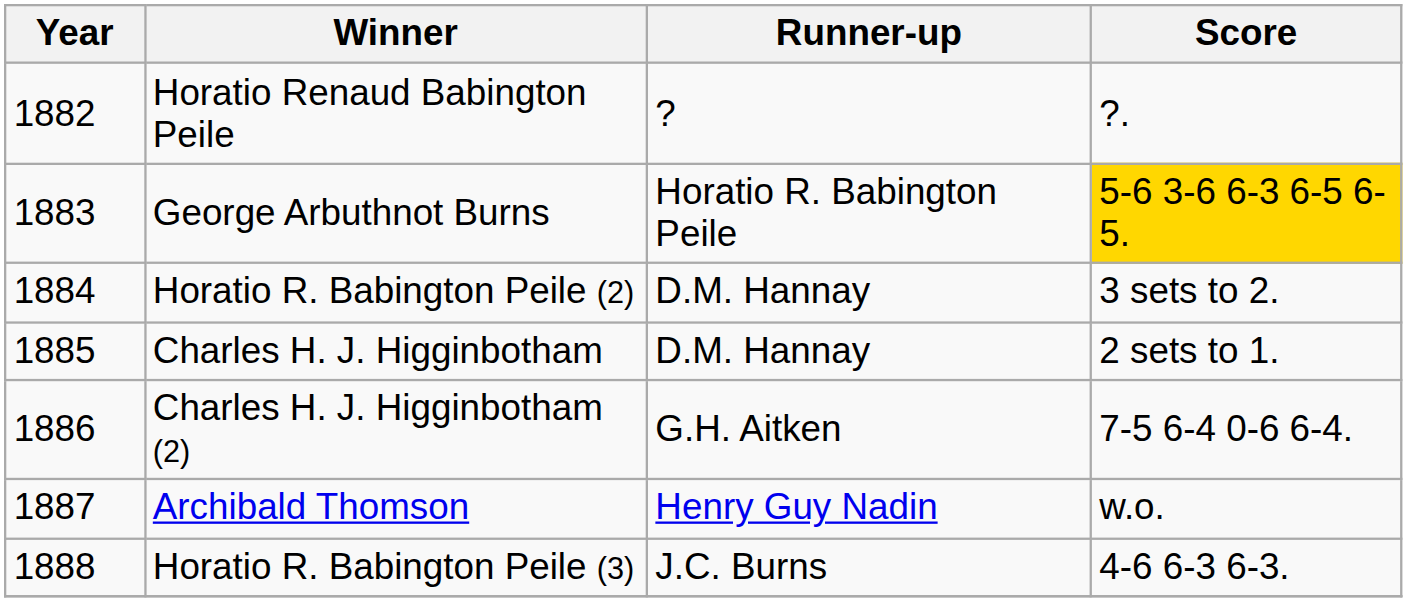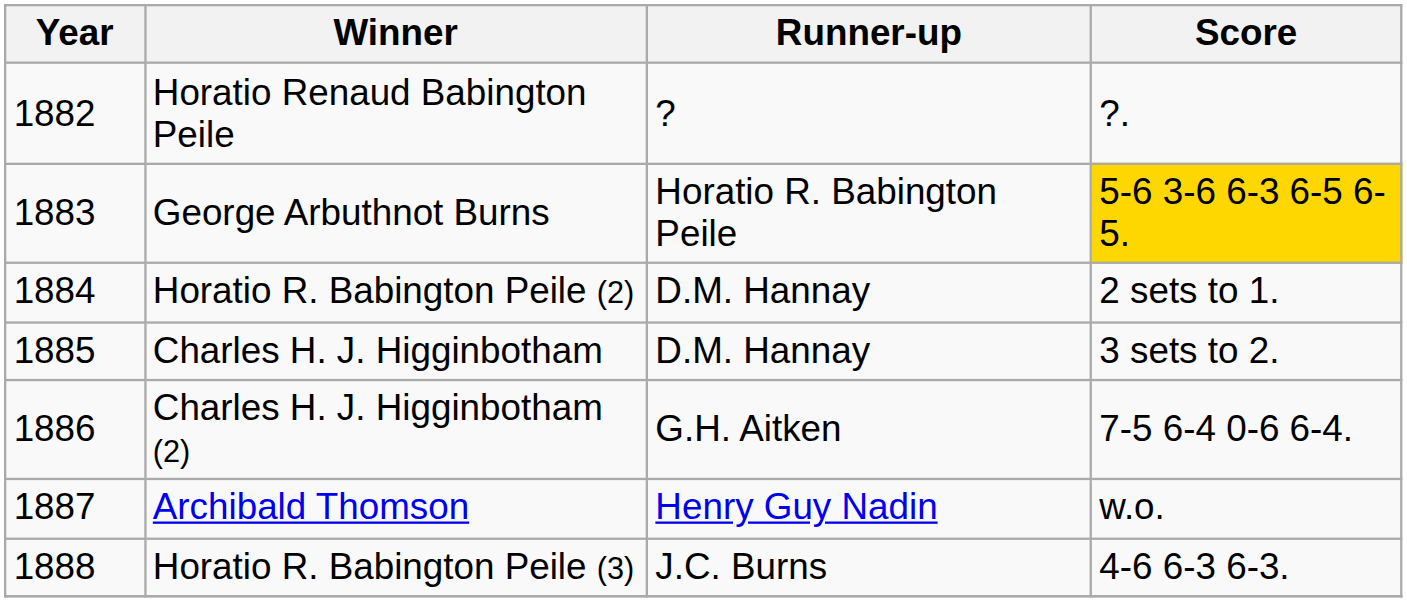(1189, 291) 3 sets to 2. -> (1189, 291) 2 sets to 1.
(1189, 349) 2 sets to 1. -> (1189, 349) 3 sets to 2.
